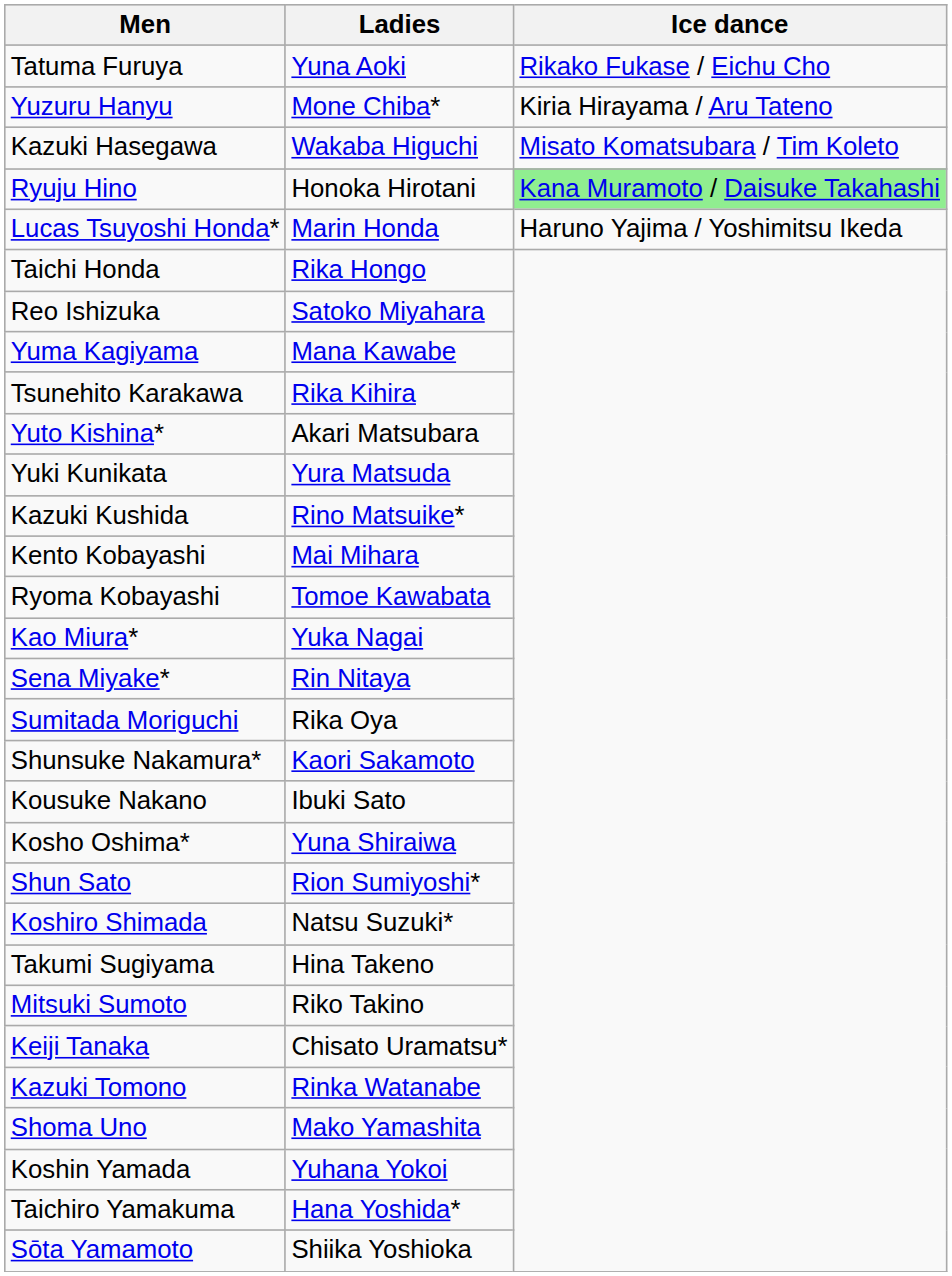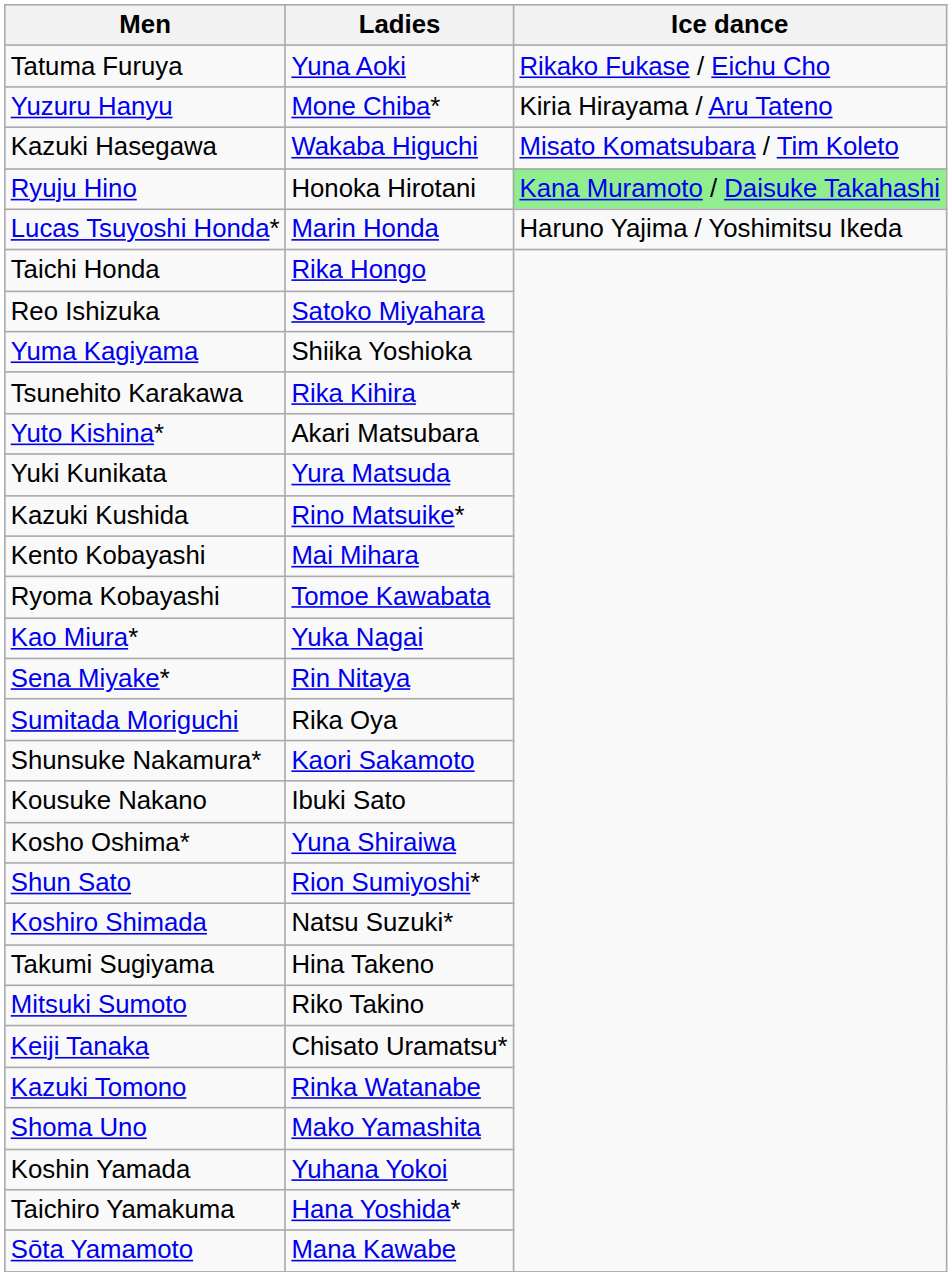(374, 351) Mana Kawabe -> (382, 351) Shiika Yoshioka
(382, 1250) Shiika Yoshioka -> (374, 1250) Mana Kawabe
